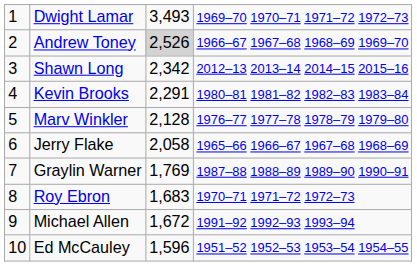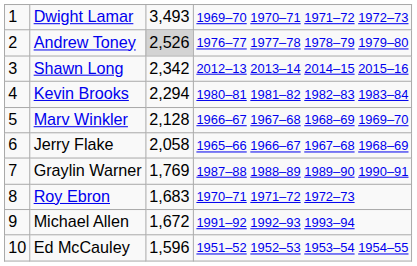(302, 43) 1966–67 1967–68 1968–69 1969–70 -> (302, 43) 1976–77 1977–78 1978–79 1979–80
(169, 94) 2,291 -> (169, 94) 2,294
(302, 120) 1976–77 1977–78 1978–79 1979–80 -> (302, 120) 1966–67 1967–68 1968–69 1969–70
